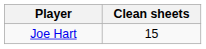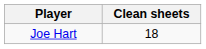(151, 33) 15 -> (151, 33) 18
